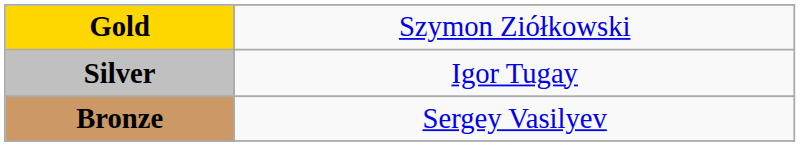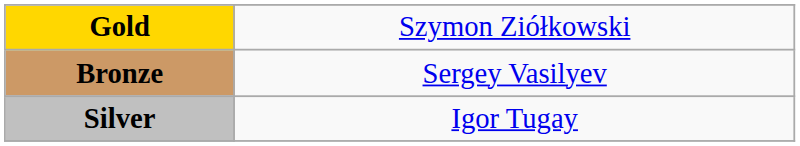rows swapped: (120, 72) <-> (120, 118)
